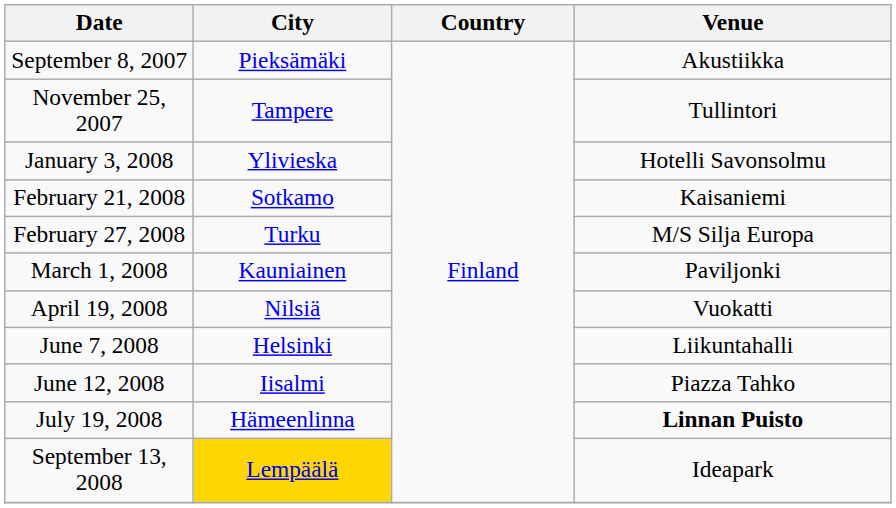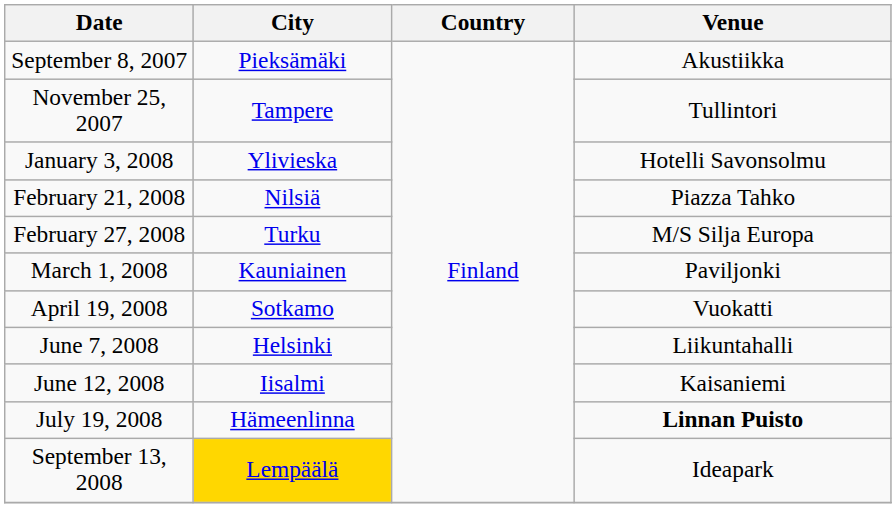(292, 197) Sotkamo -> (292, 197) Nilsiä
(733, 197) Kaisaniemi -> (733, 197) Piazza Tahko
(292, 308) Nilsiä -> (292, 308) Sotkamo
(733, 382) Piazza Tahko -> (733, 382) Kaisaniemi
